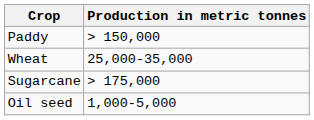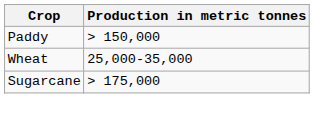- row: (40, 104)
